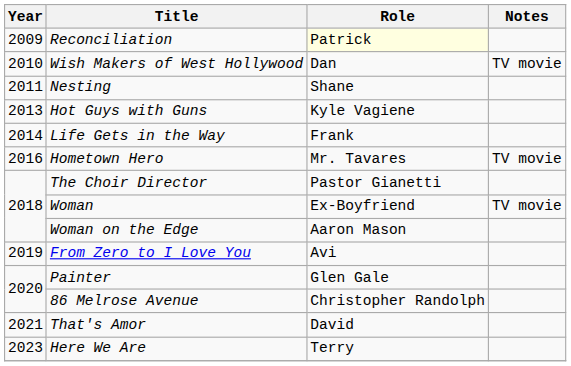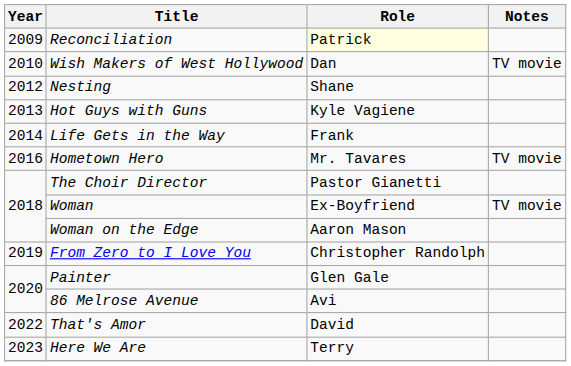(26, 88) 2011 -> (26, 88) 2012
(323, 254) Avi -> (398, 254) Christopher Randolph
(398, 301) Christopher Randolph -> (323, 301) Avi
(26, 325) 2021 -> (26, 325) 2022
